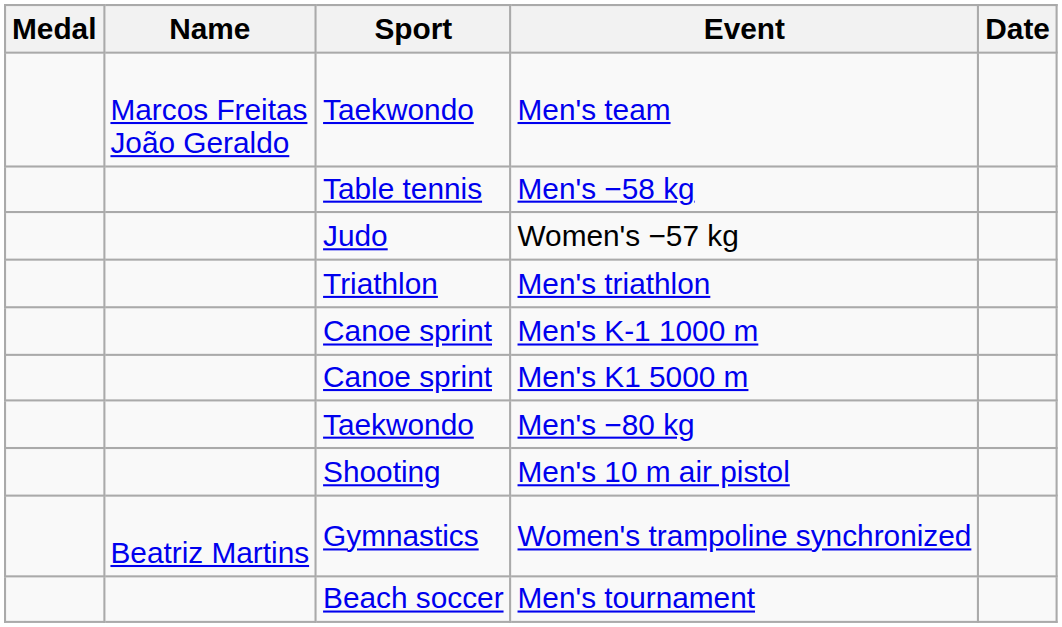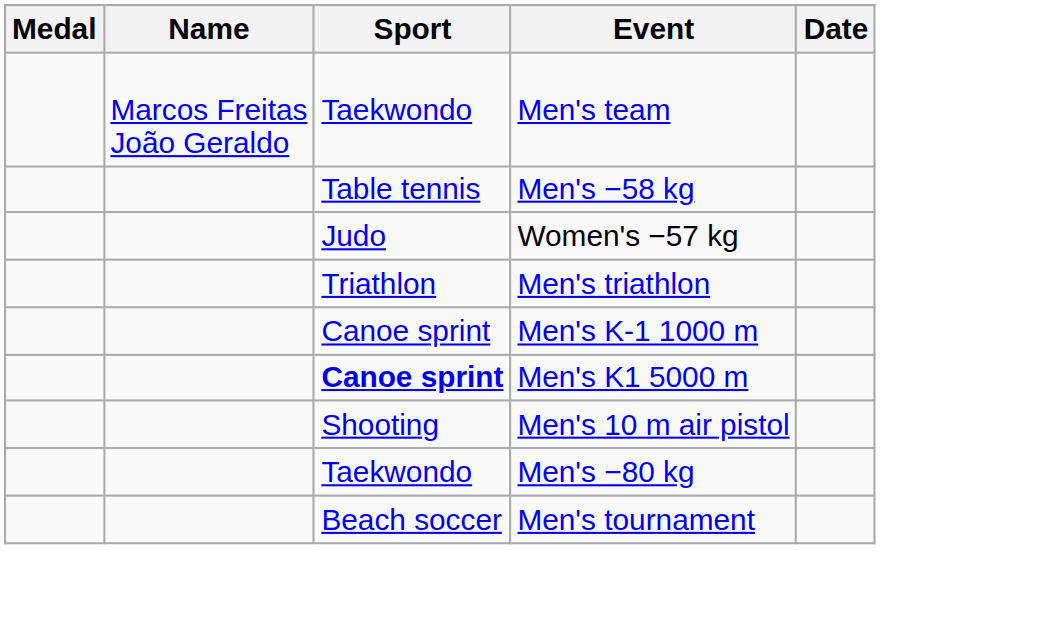(408, 378) normal -> (412, 378) bold
rows swapped: (654, 472) <-> (606, 425)
- row: (744, 536)
